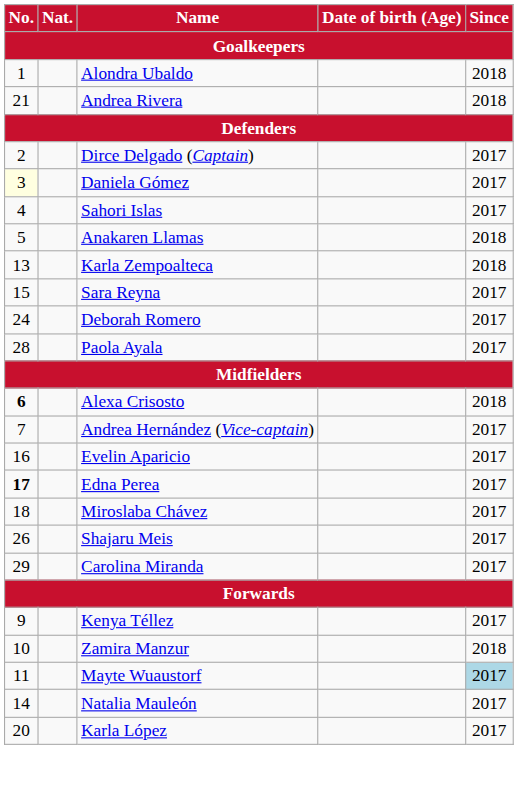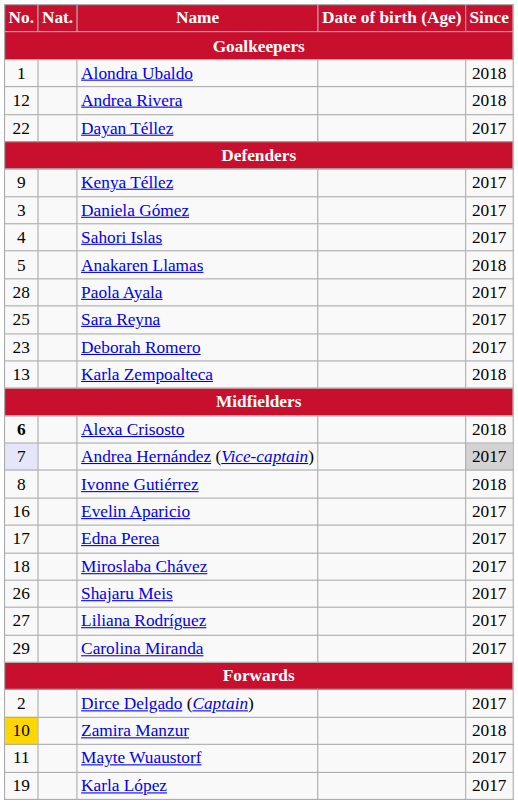(21, 100) 21 -> (21, 100) 12
+ row: (127, 127)
rows swapped: (167, 155) <-> (127, 621)
(21, 182) lightyellow background -> (21, 210) no background
rows swapped: (147, 264) <-> (122, 347)
(21, 292) 15 -> (21, 319) 25
(21, 319) 24 -> (21, 347) 23
(21, 429) no background -> (21, 456) lavender background
(489, 429) no background -> (489, 456) lightgrey background
+ row: (140, 484)
(21, 484) bold -> (21, 538) normal
+ row: (144, 621)
(21, 648) no background -> (21, 730) gold background
(489, 675) lightblue background -> (489, 758) no background
- row: (139, 703)
(21, 730) 20 -> (21, 785) 19
